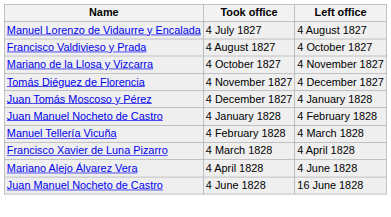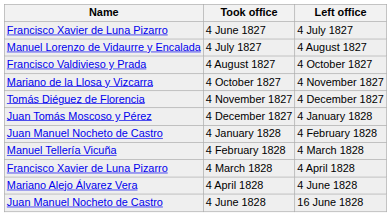+ row: (236, 30)
